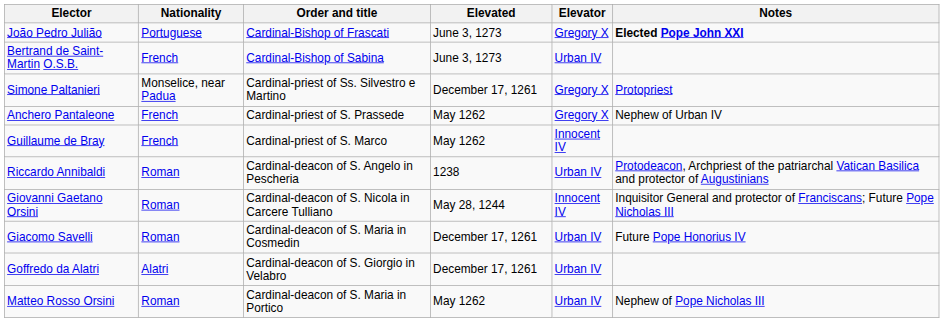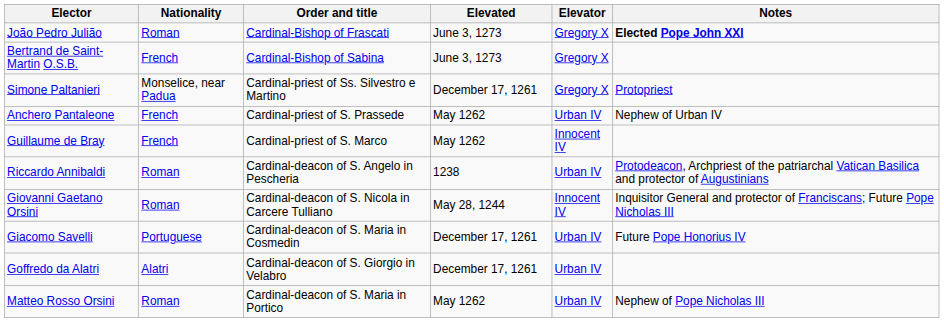(172, 32) Portuguese -> (160, 32) Roman
(578, 58) Urban IV -> (582, 58) Gregory X
(582, 115) Gregory X -> (578, 115) Urban IV
(160, 237) Roman -> (172, 237) Portuguese
